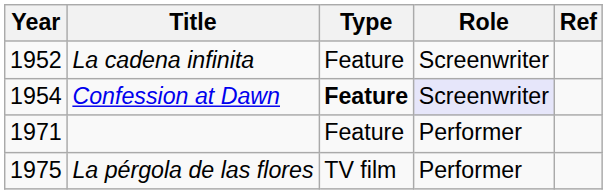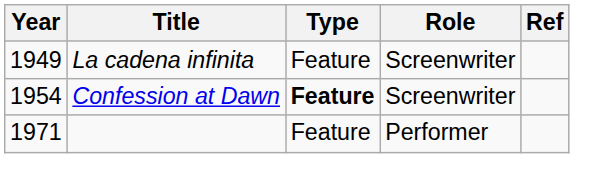(36, 59) 1952 -> (36, 59) 1949
(484, 96) lavender background -> (450, 96) no background
- row: (193, 170)
